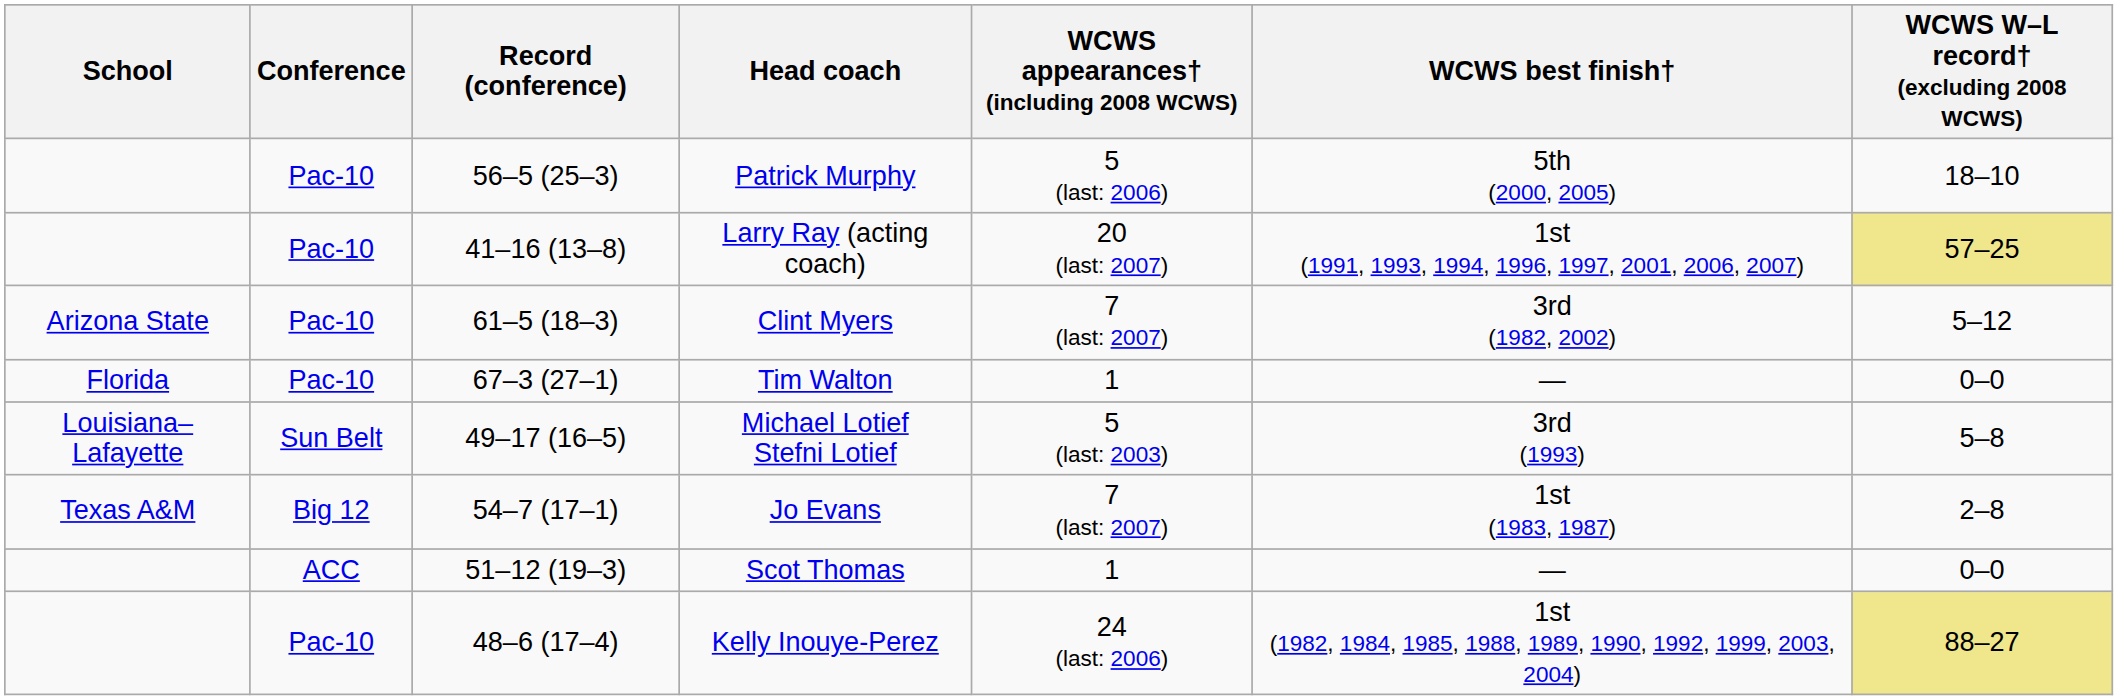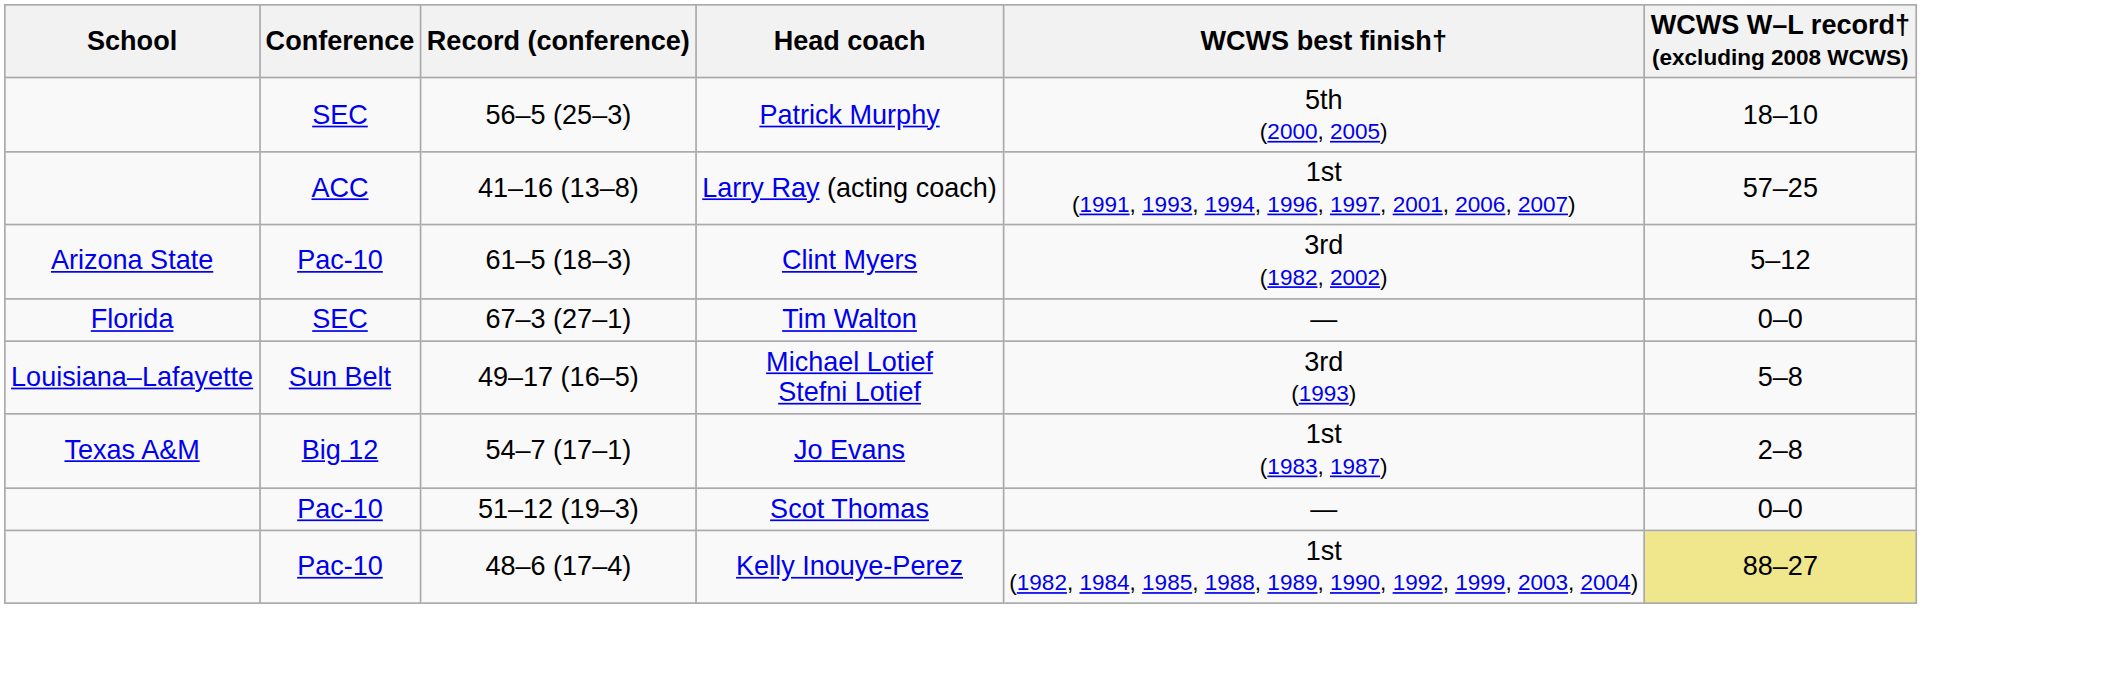- column: (1112, 71)
(331, 175) Pac-10 -> (340, 114) SEC
(331, 248) Pac-10 -> (340, 187) ACC
(1982, 248) khaki background -> (1780, 187) no background
(331, 379) Pac-10 -> (340, 319) SEC
(331, 569) ACC -> (340, 508) Pac-10
